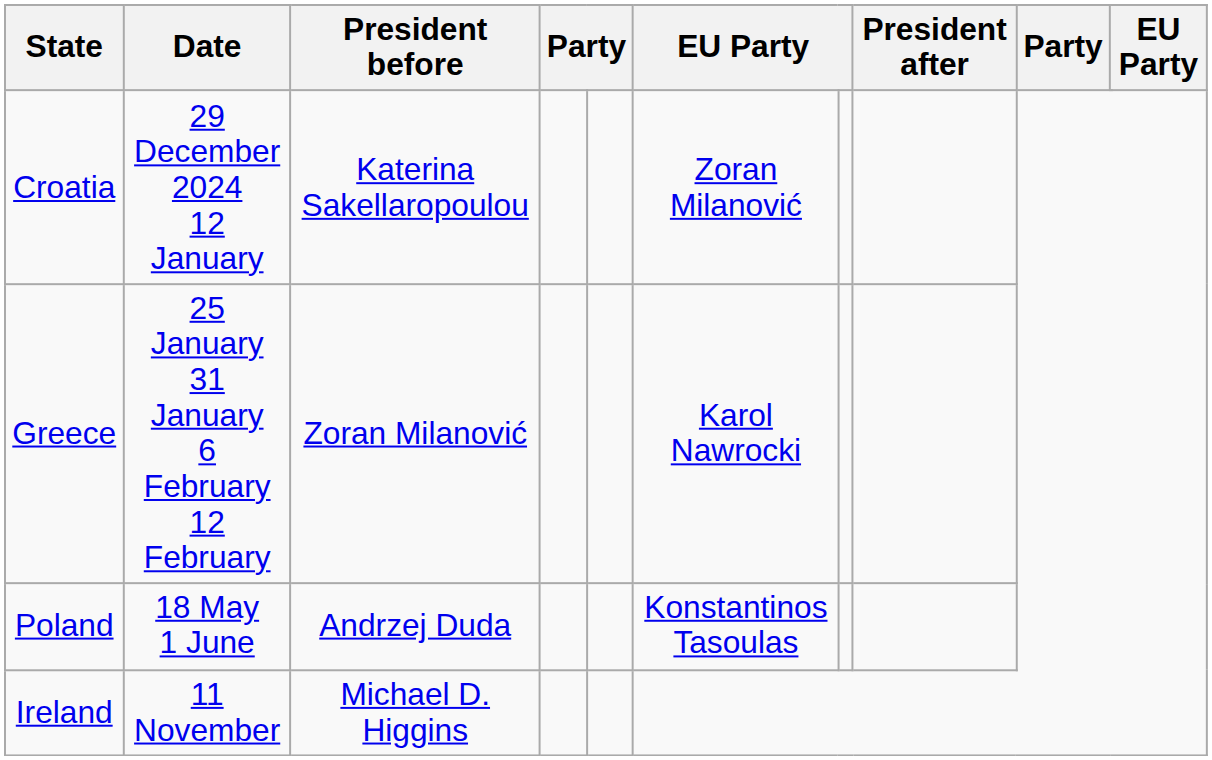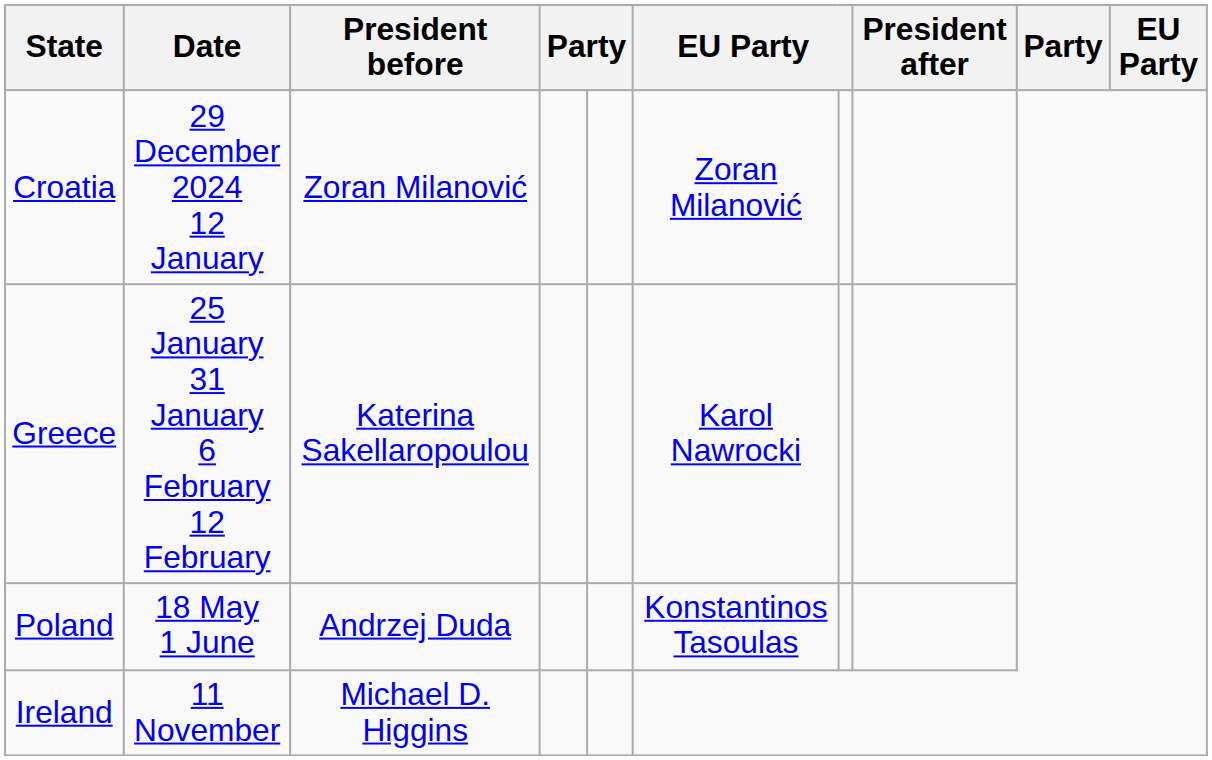(415, 186) Katerina Sakellaropoulou -> (415, 186) Zoran Milanović
(415, 433) Zoran Milanović -> (415, 433) Katerina Sakellaropoulou
